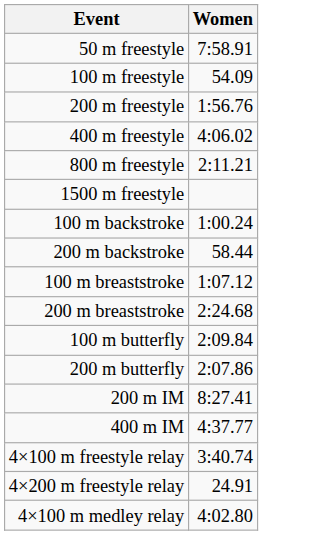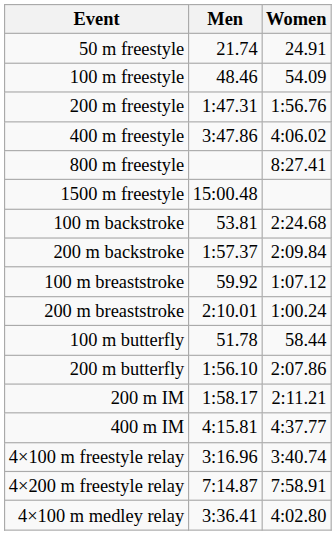+ column: (225, 19)
(225, 48) 7:58.91 -> (306, 48) 24.91
(226, 164) 2:11.21 -> (299, 164) 8:27.41
(225, 223) 1:00.24 -> (299, 223) 2:24.68
(232, 252) 58.44 -> (299, 252) 2:09.84
(225, 310) 2:24.68 -> (299, 310) 1:00.24
(225, 340) 2:09.84 -> (306, 340) 58.44
(225, 398) 8:27.41 -> (299, 398) 2:11.21
(232, 485) 24.91 -> (299, 485) 7:58.91
